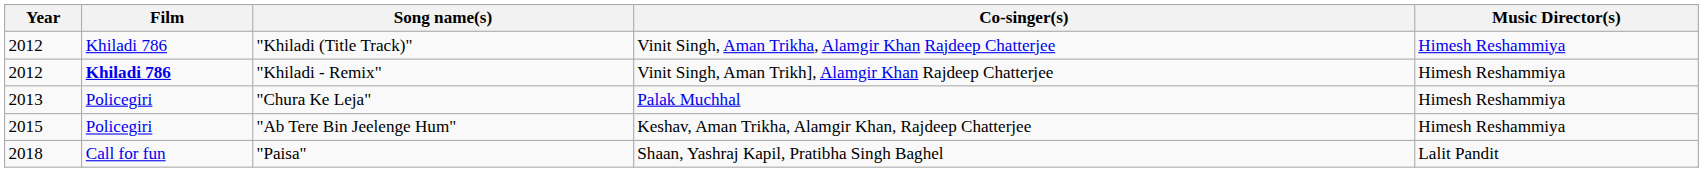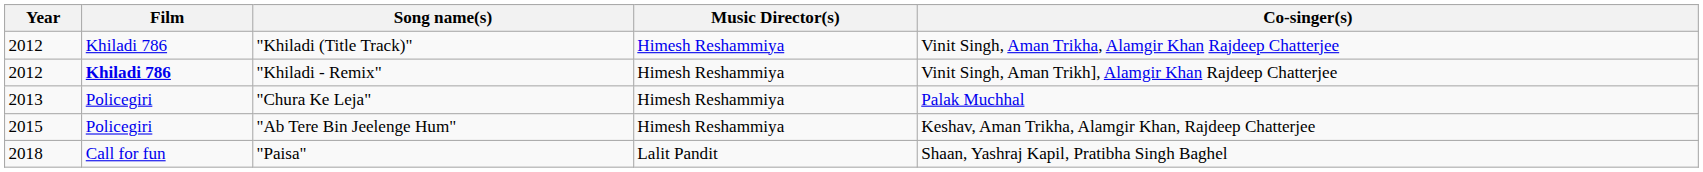columns swapped: (1024, 18) <-> (1556, 18)
